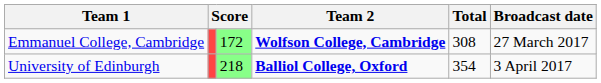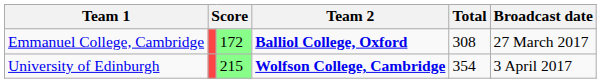(350, 41) Wolfson College, Cambridge -> (331, 41) Balliol College, Oxford
(231, 66) 218 -> (231, 66) 215
(331, 66) Balliol College, Oxford -> (350, 66) Wolfson College, Cambridge
